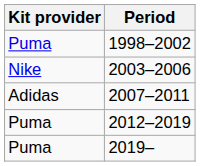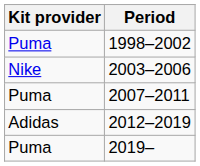(34, 95) Adidas -> (30, 95) Puma
(30, 122) Puma -> (34, 122) Adidas
